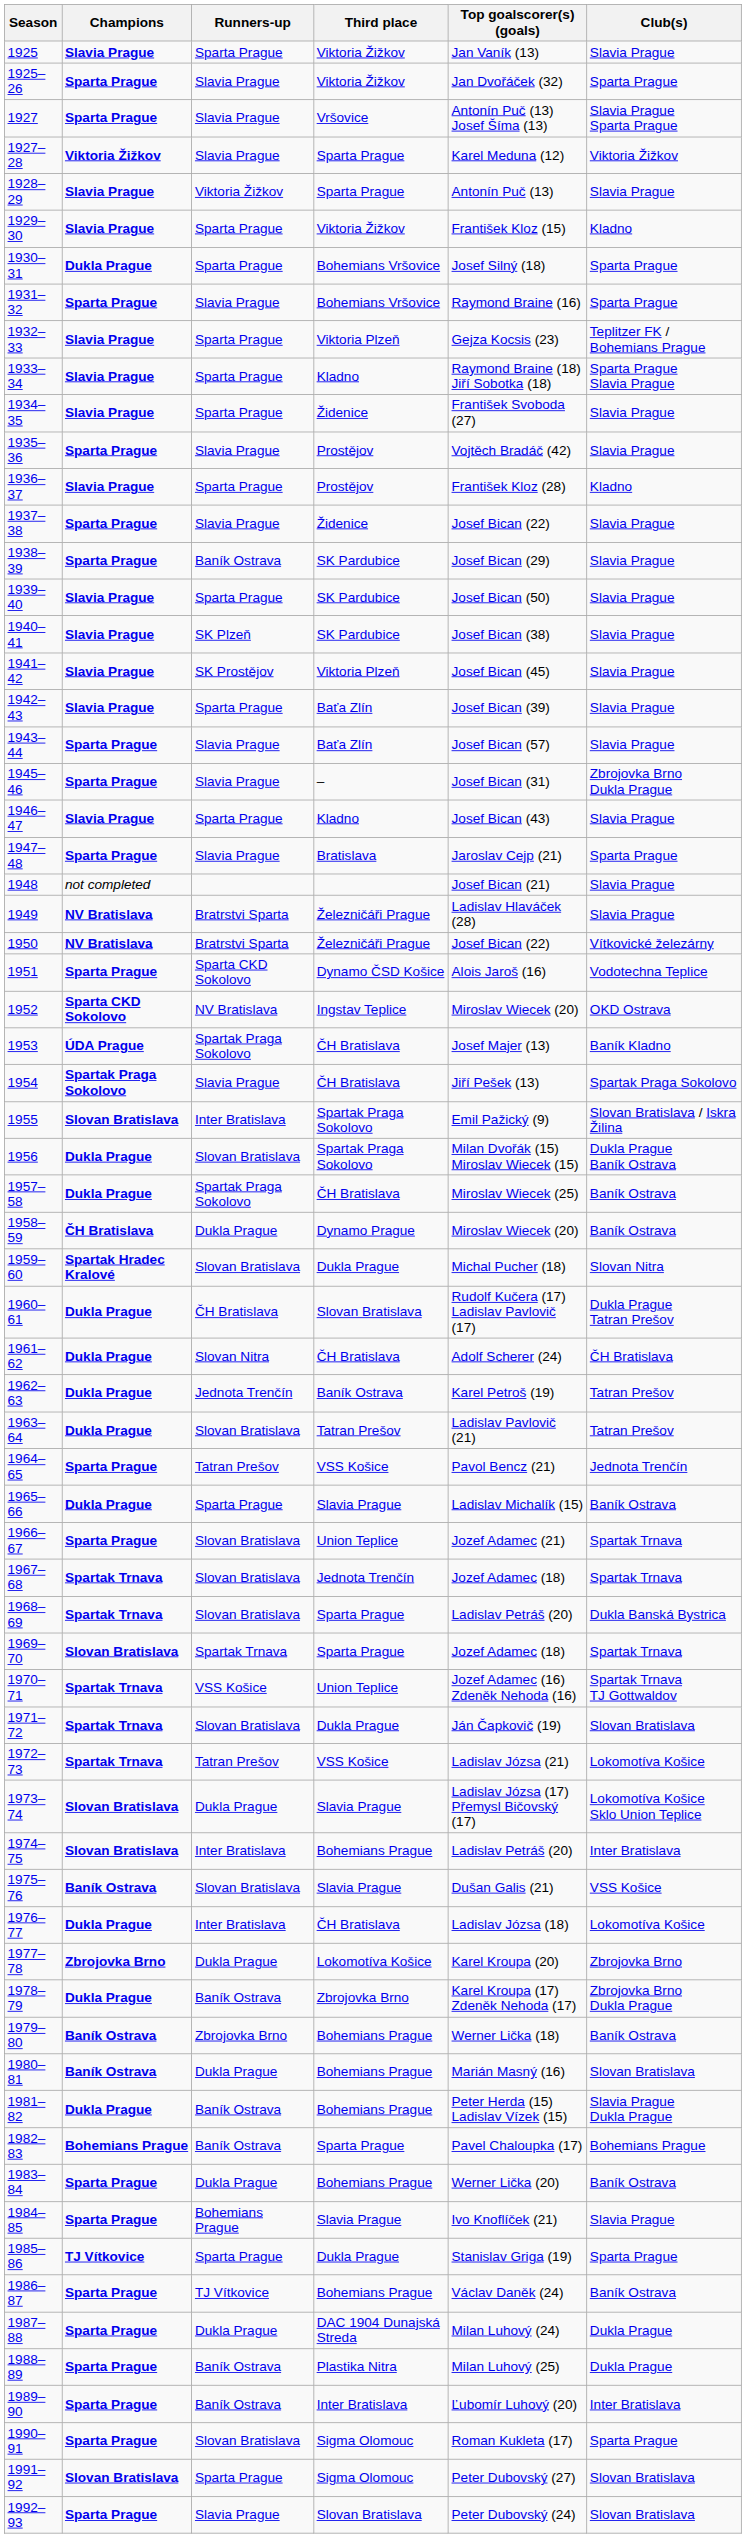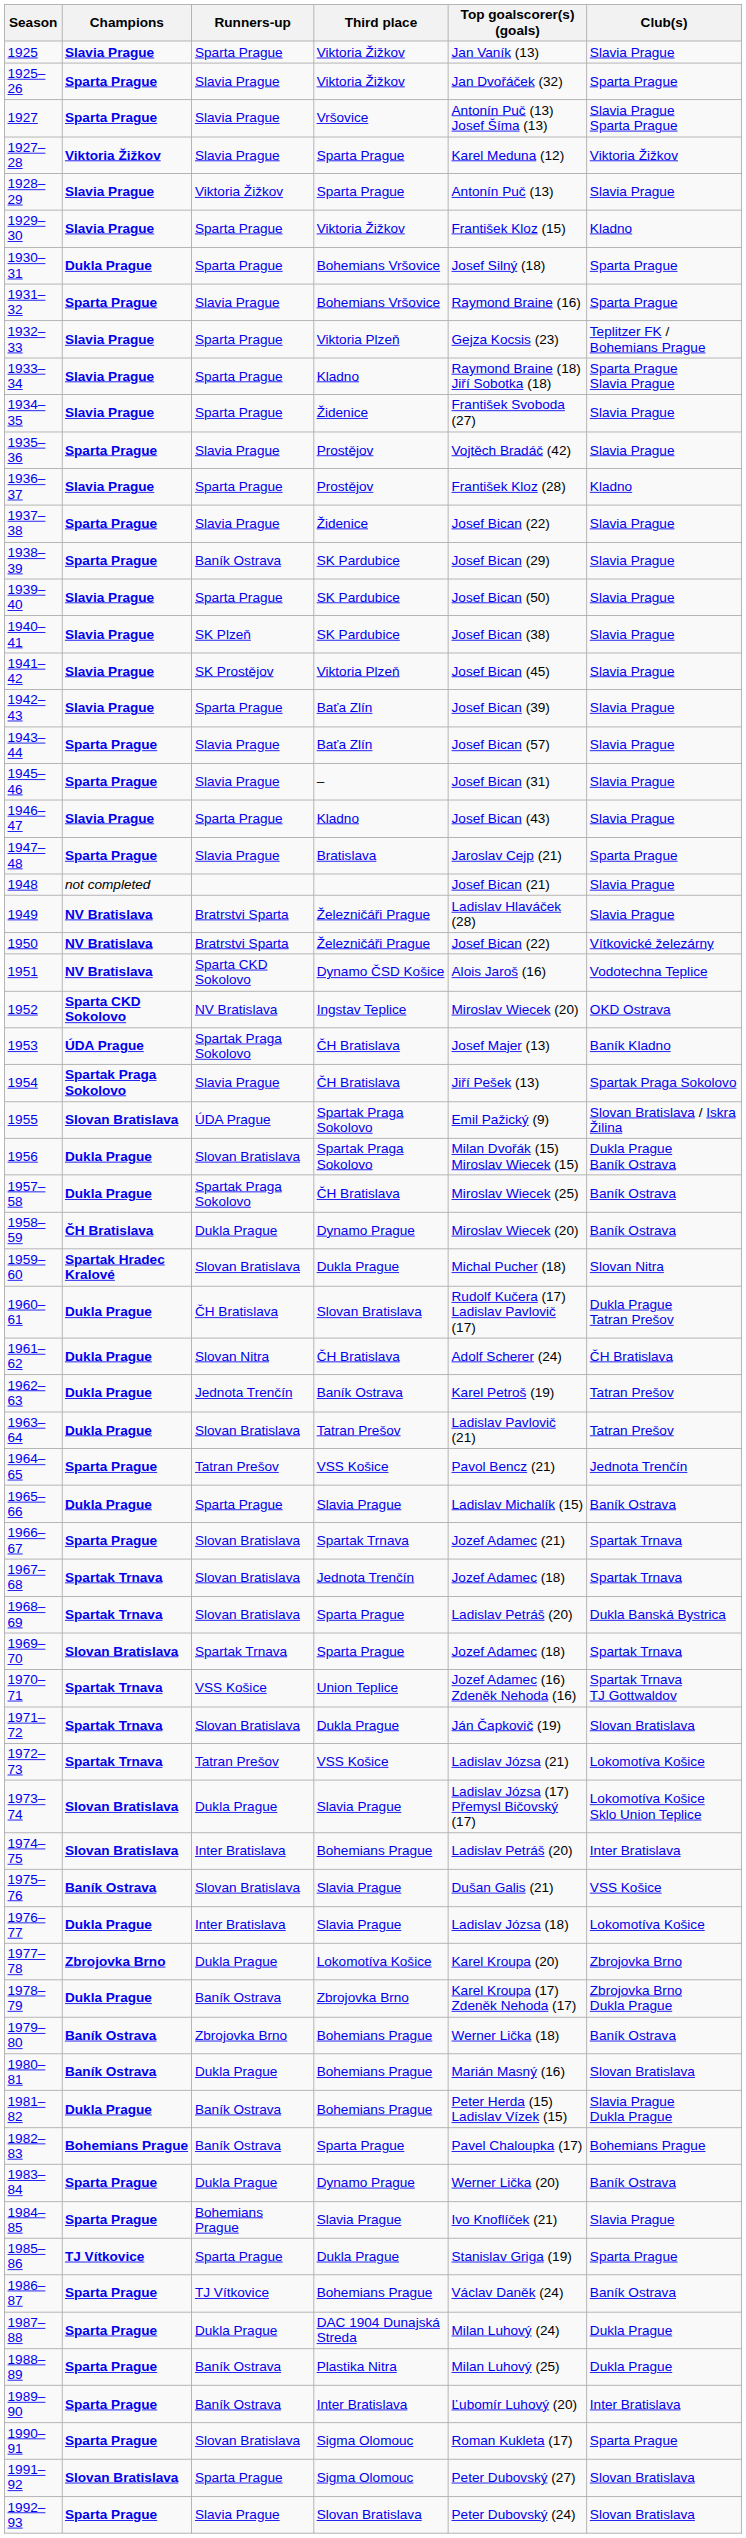(636, 781) Zbrojovka Brno Dukla Prague -> (632, 781) Slavia Prague
(111, 972) Sparta Prague -> (109, 972) NV Bratislava
(240, 1119) Inter Bratislava -> (233, 1119) ÚDA Prague
(357, 1540) Union Teplice -> (363, 1540) Spartak Trnava
(358, 1924) ČH Bratislava -> (359, 1924) Slavia Prague
(374, 2182) Bohemians Prague -> (366, 2182) Dynamo Prague
